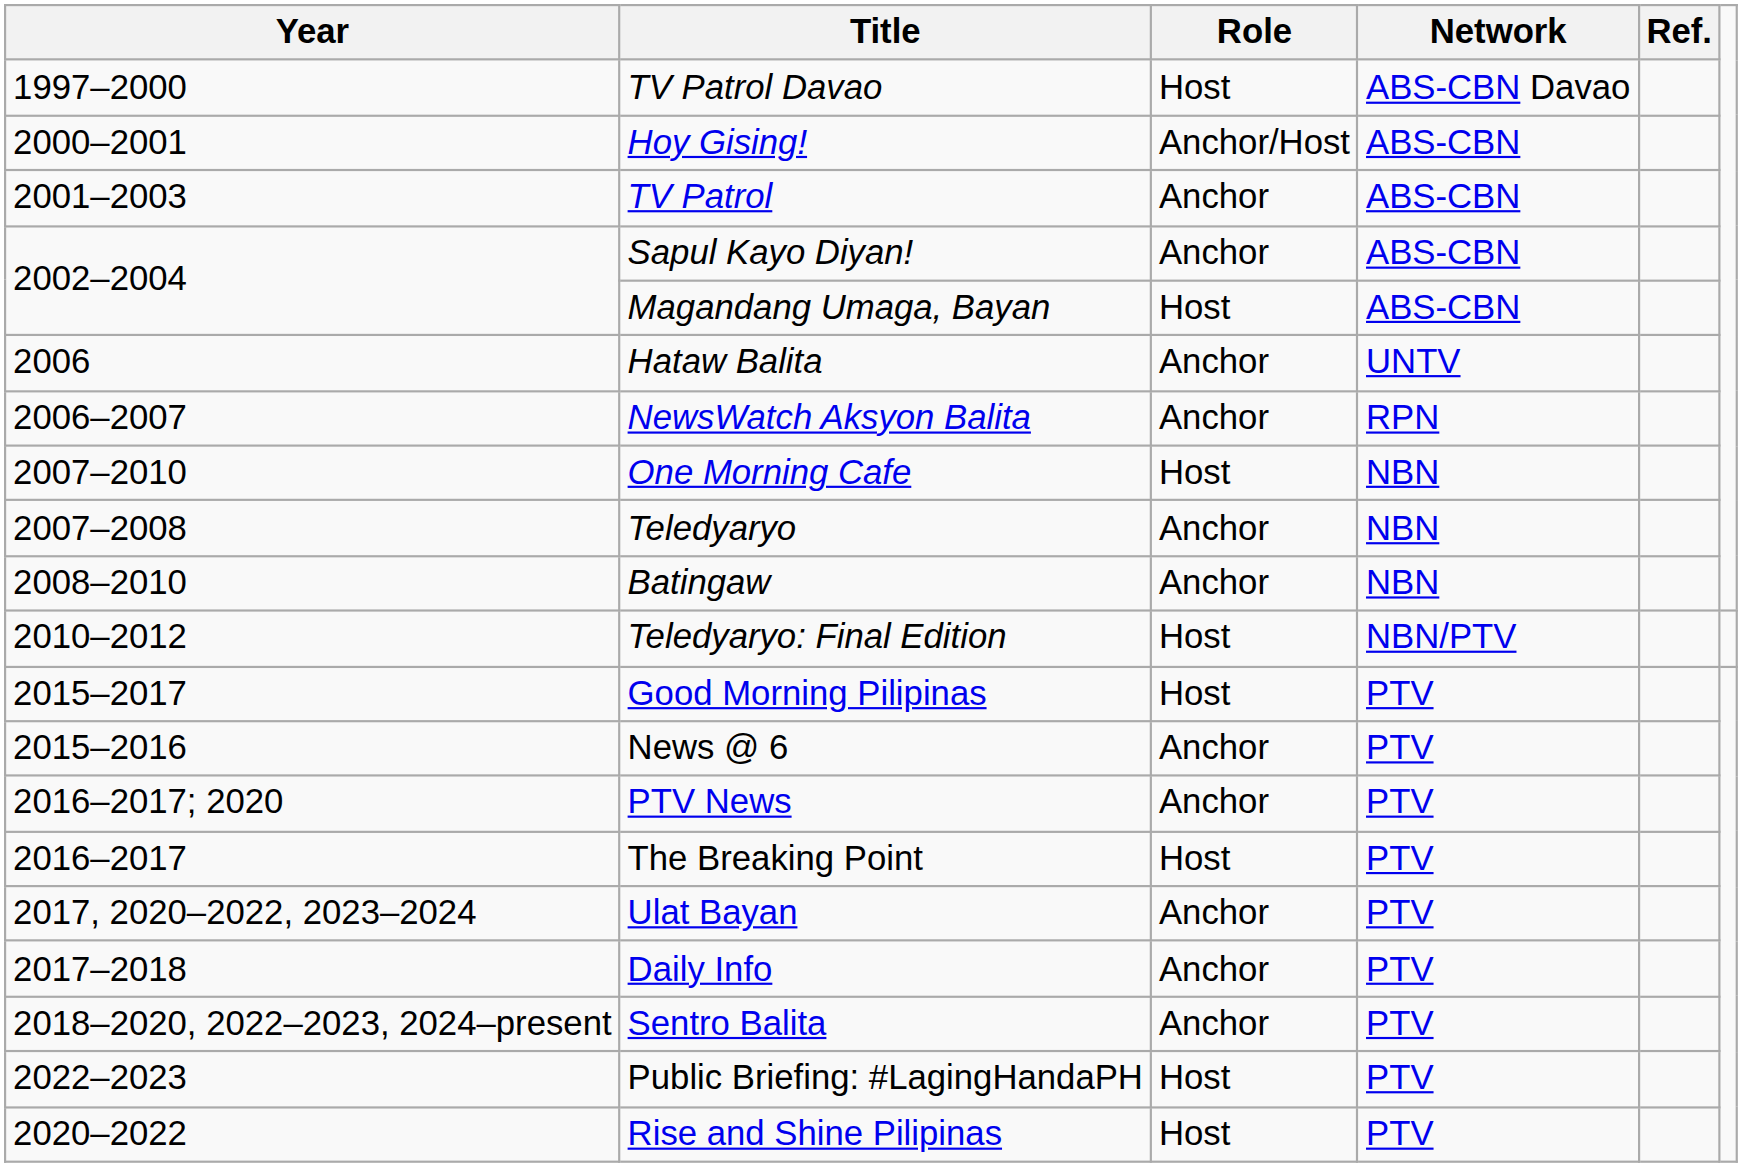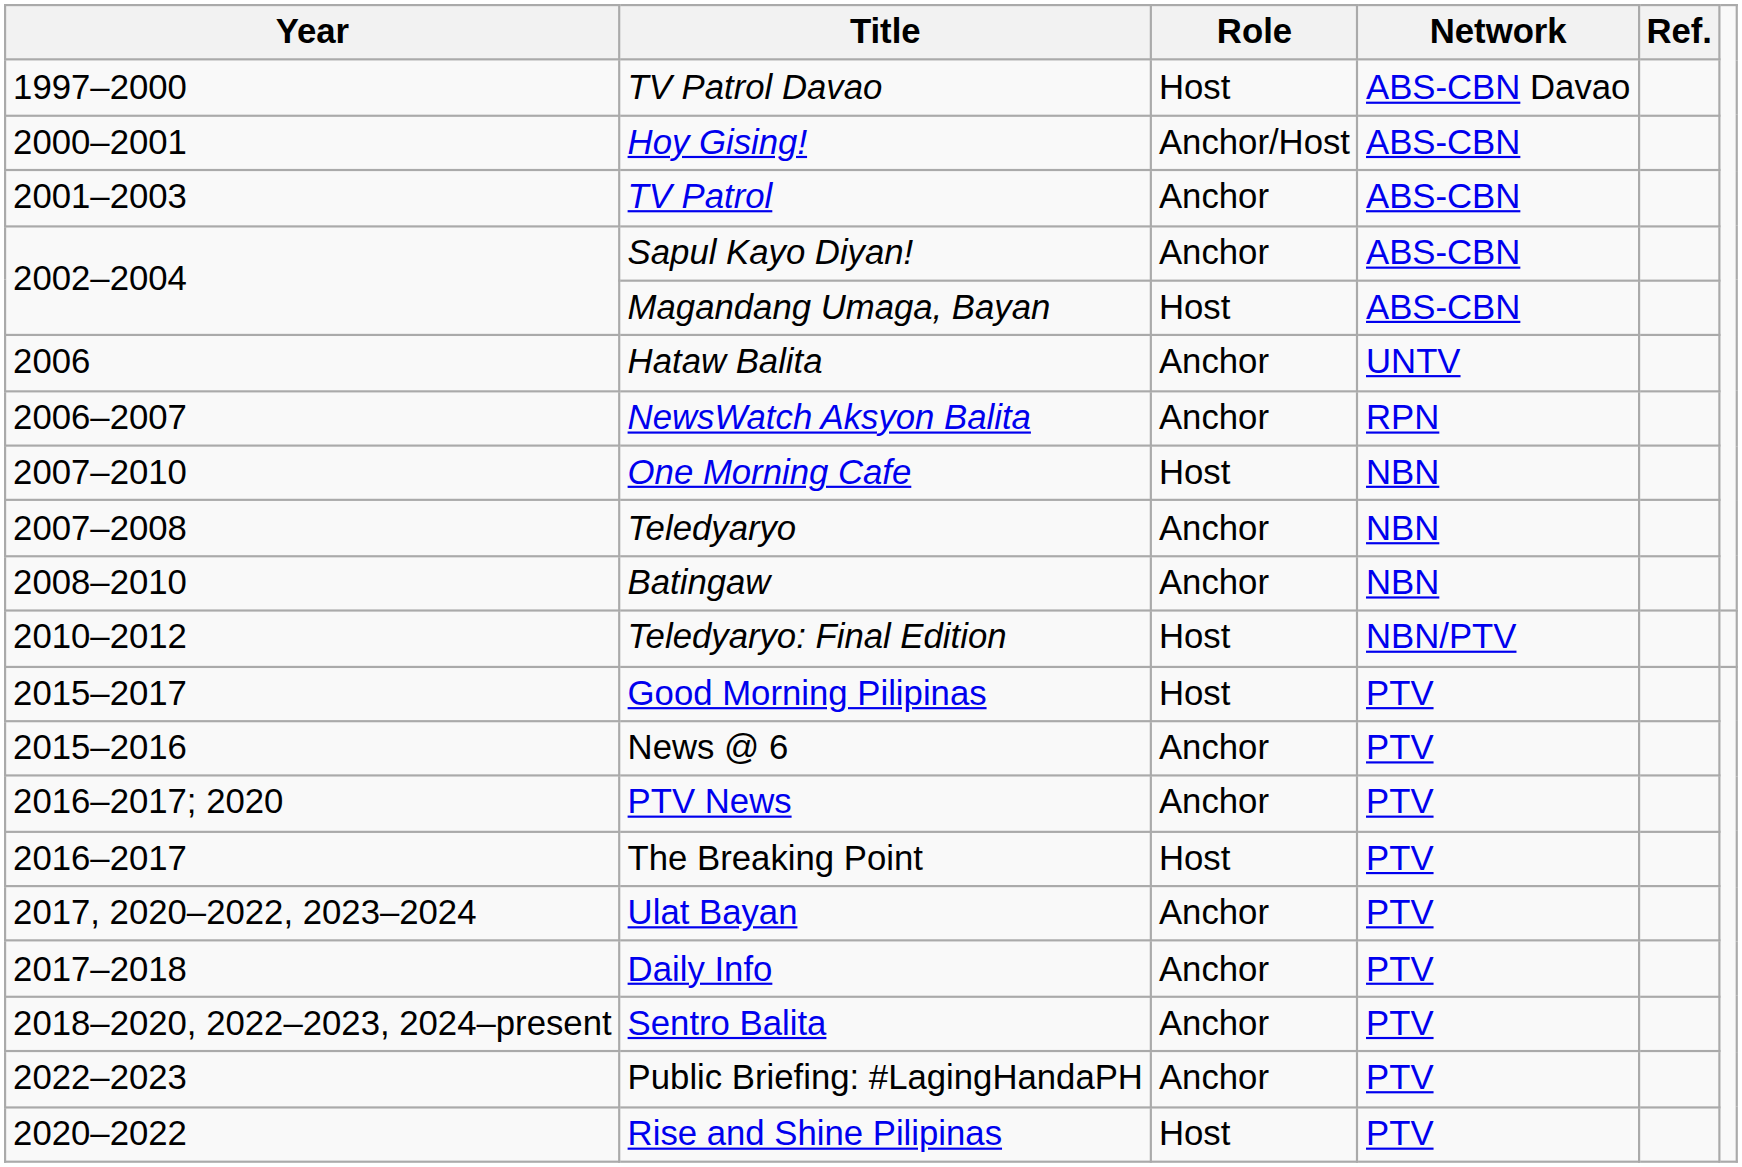(1195, 1078) Host -> (1214, 1078) Anchor
